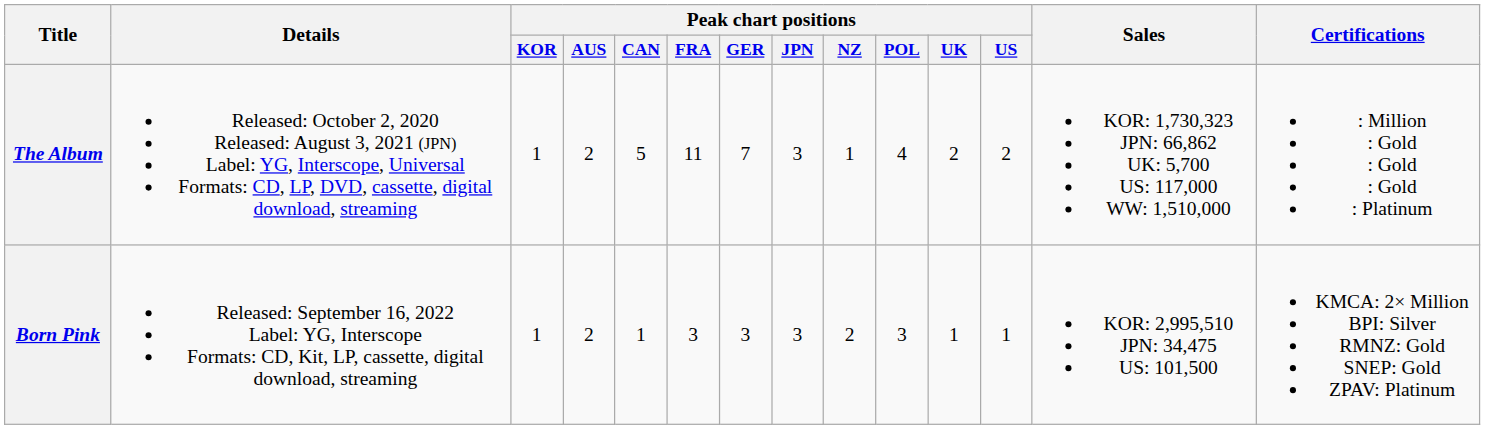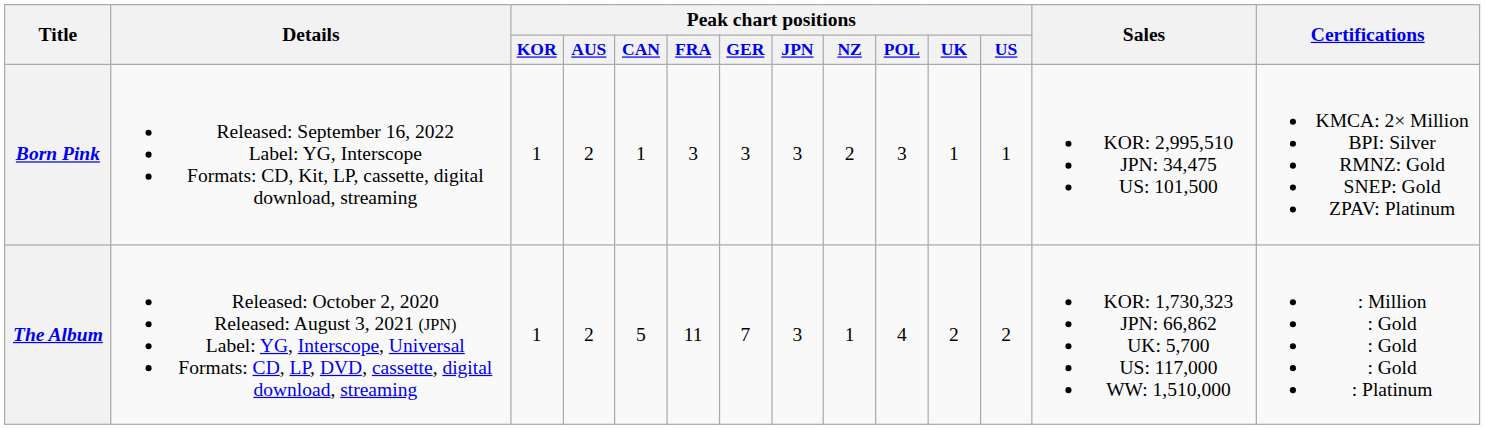rows swapped: (58, 154) <-> (58, 334)
